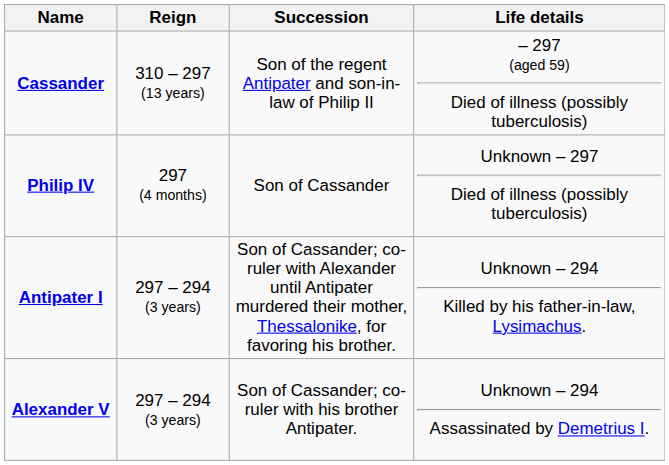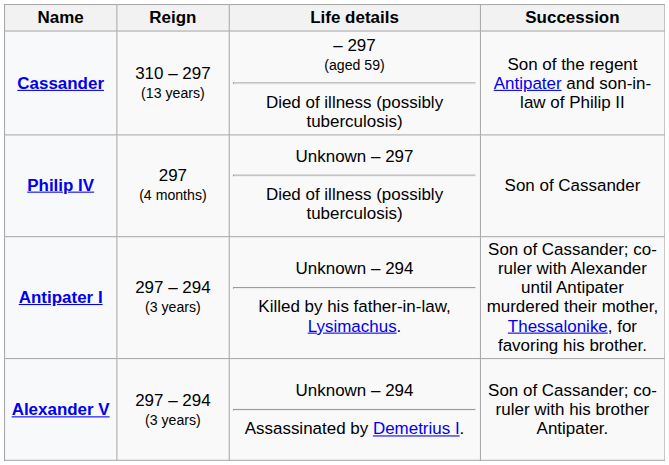columns swapped: (322, 17) <-> (539, 17)
